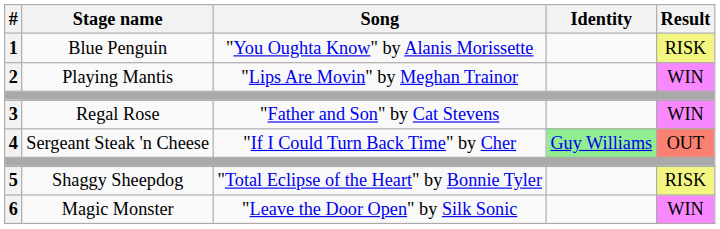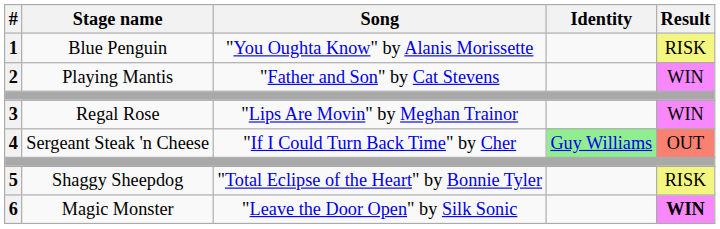(380, 76) "Lips Are Movin" by Meghan Trainor -> (380, 76) "Father and Son" by Cat Stevens
(380, 114) "Father and Son" by Cat Stevens -> (380, 114) "Lips Are Movin" by Meghan Trainor
(685, 209) normal -> (685, 209) bold
